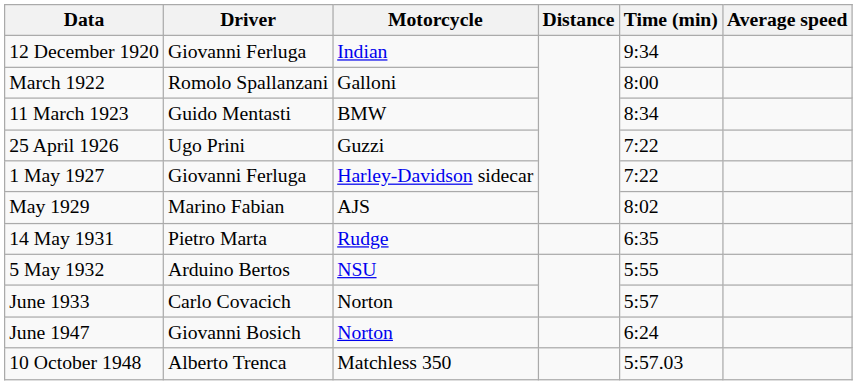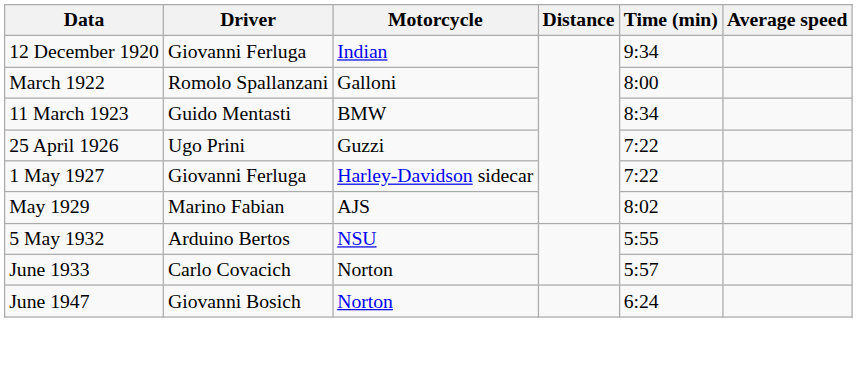- row: (62, 238)
- row: (75, 363)
